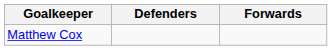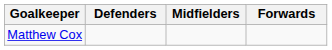+ column: (206, 14)
